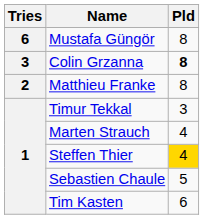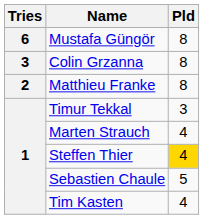(183, 62) bold -> (183, 62) normal
(183, 202) 6 -> (183, 202) 4
